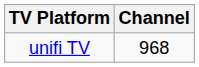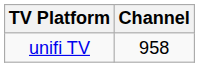(154, 47) 968 -> (154, 47) 958
